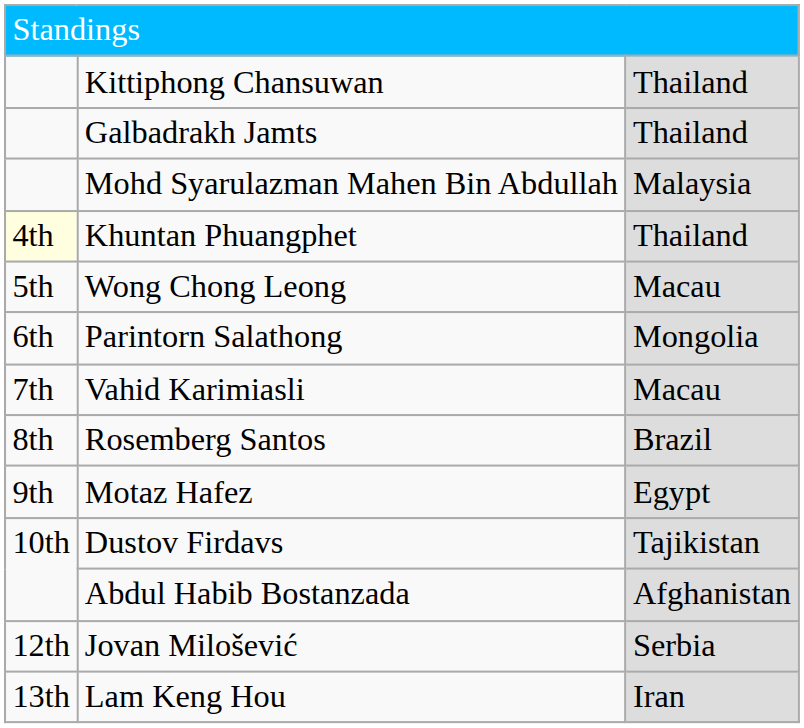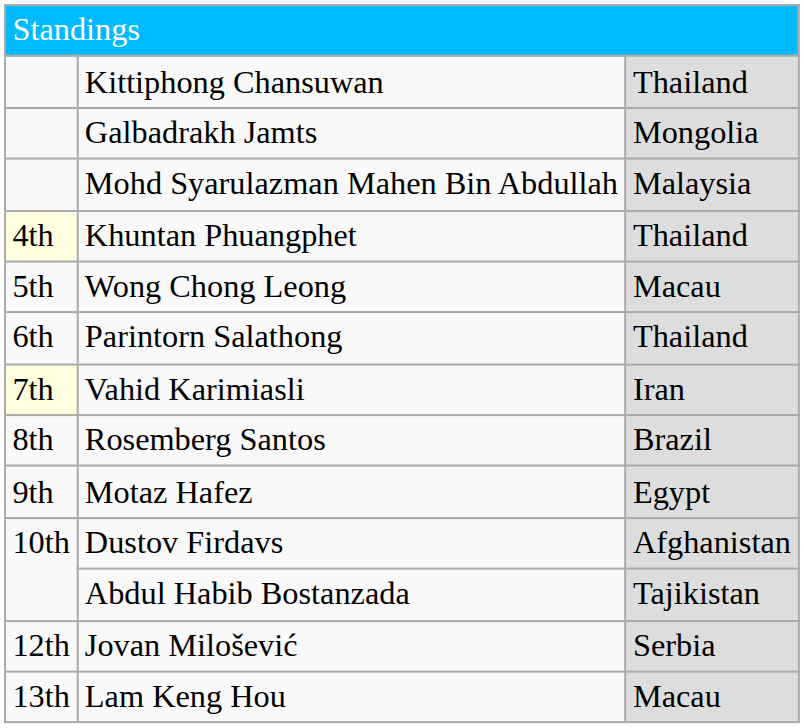(690, 132) Thailand -> (696, 132) Mongolia
(696, 337) Mongolia -> (690, 337) Thailand
(33, 388) no background -> (33, 388) lightyellow background
(677, 388) Macau -> (659, 388) Iran
(696, 542) Tajikistan -> (712, 542) Afghanistan
(712, 593) Afghanistan -> (696, 593) Tajikistan
(659, 696) Iran -> (677, 696) Macau
